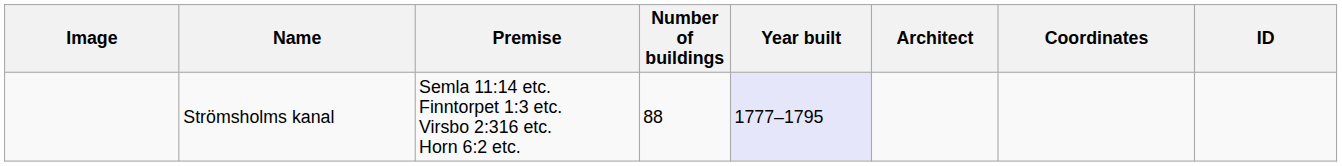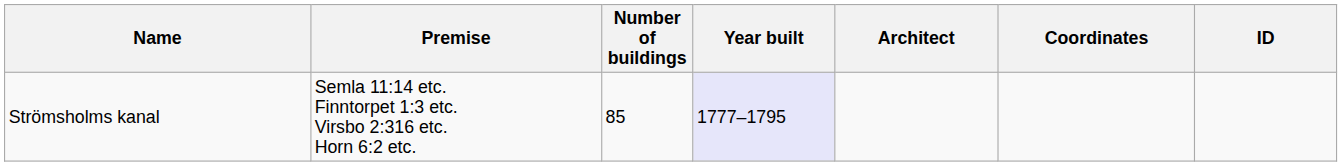- column: (92, 38)
(653, 116) 88 -> (615, 116) 85
